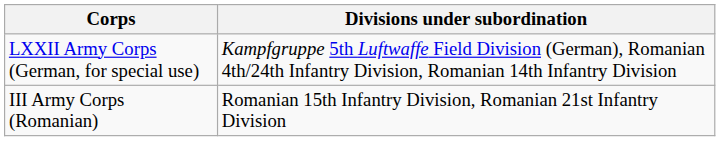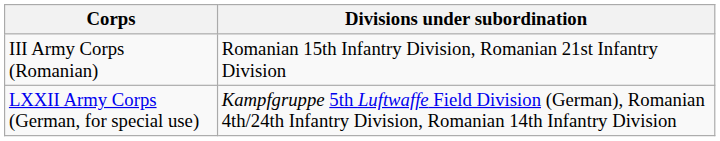rows swapped: (104, 59) <-> (67, 110)
